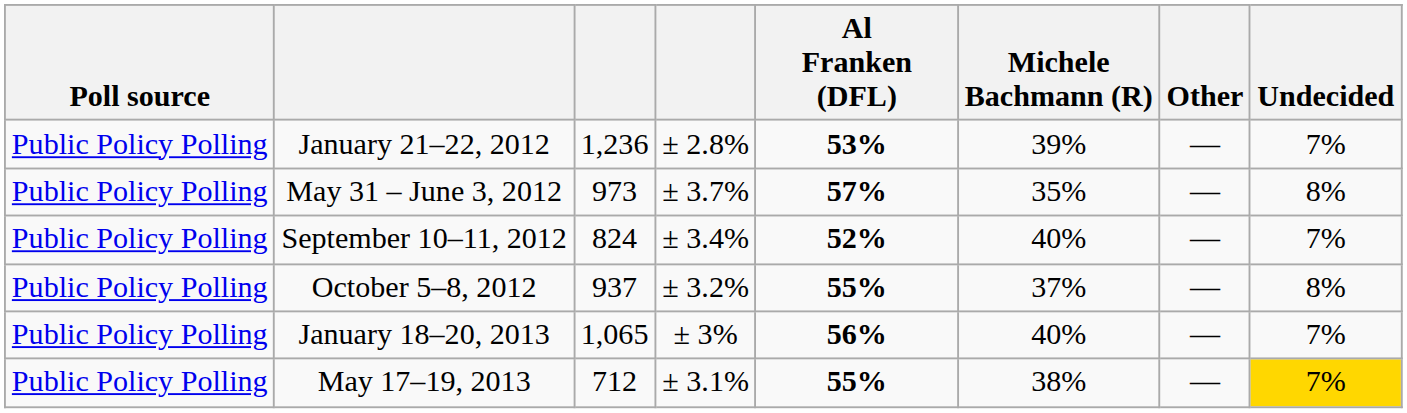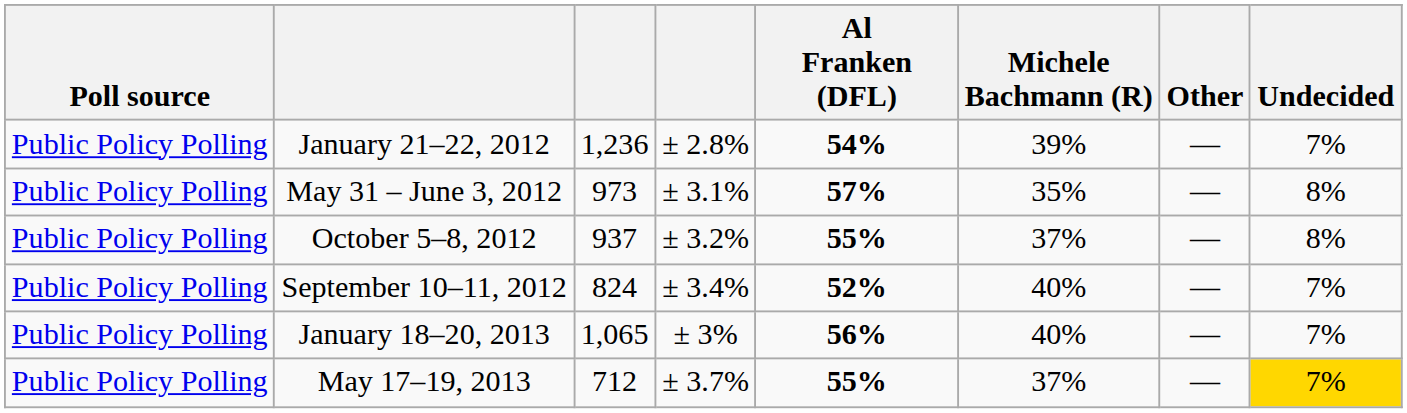(857, 143) 53% -> (857, 143) 54%
(706, 191) ± 3.7% -> (706, 191) ± 3.1%
rows swapped: (424, 239) <-> (424, 286)
(706, 382) ± 3.1% -> (706, 382) ± 3.7%
(1059, 382) 38% -> (1059, 382) 37%
